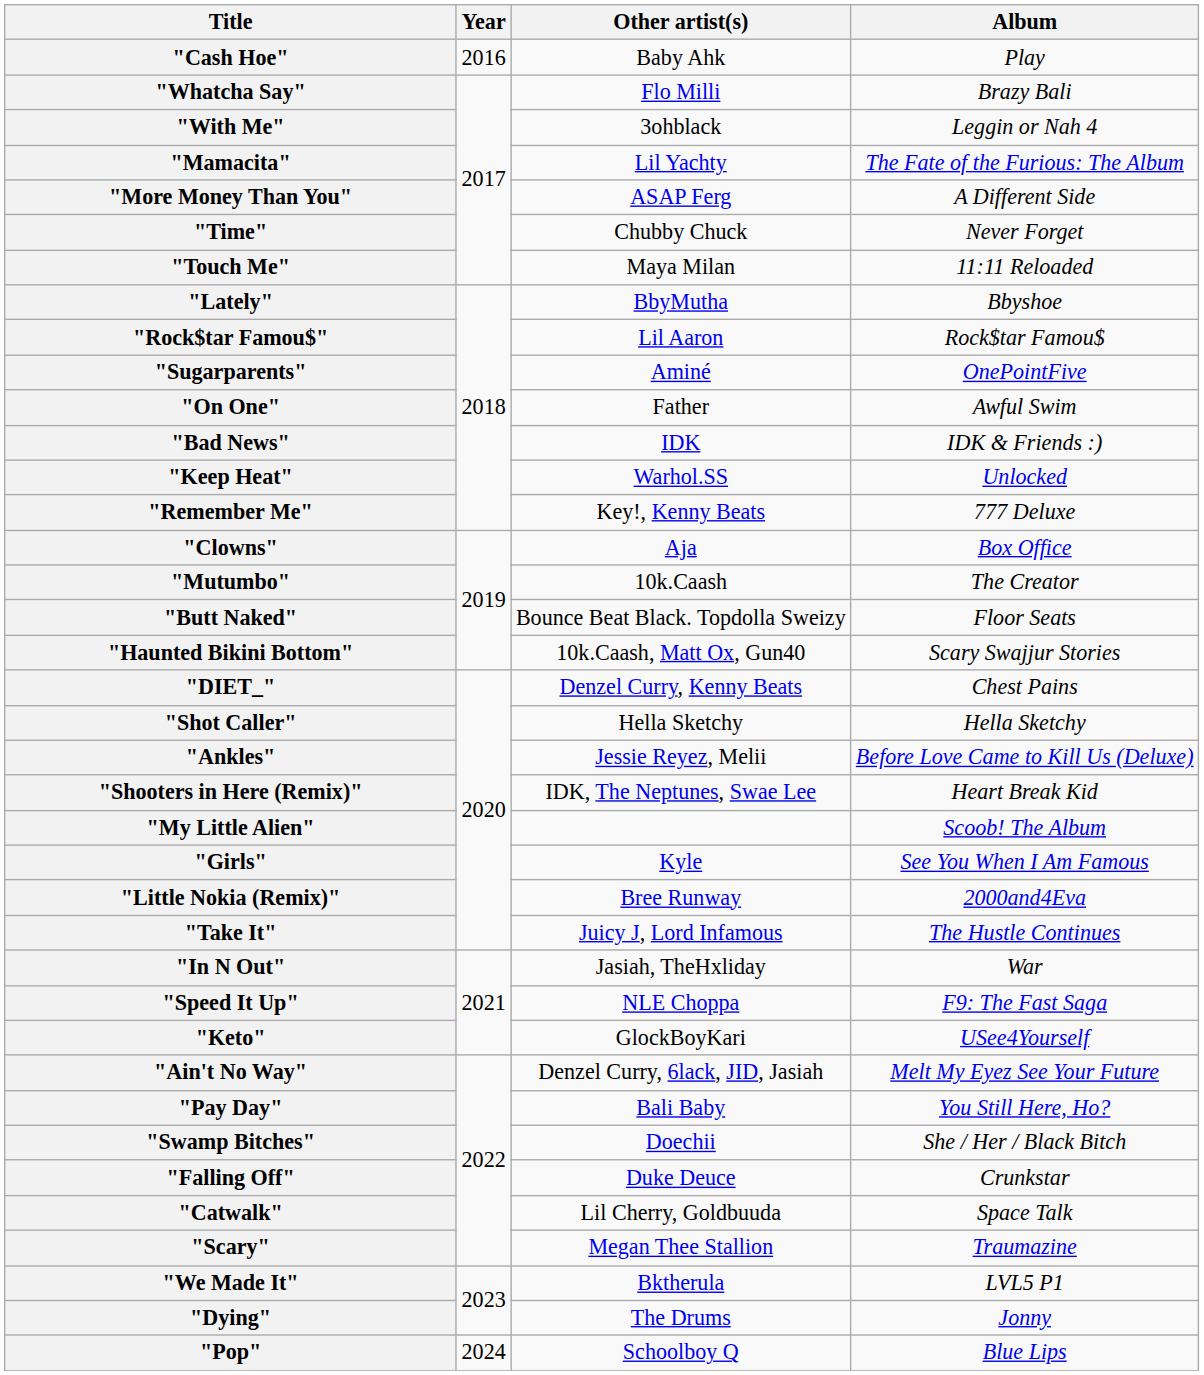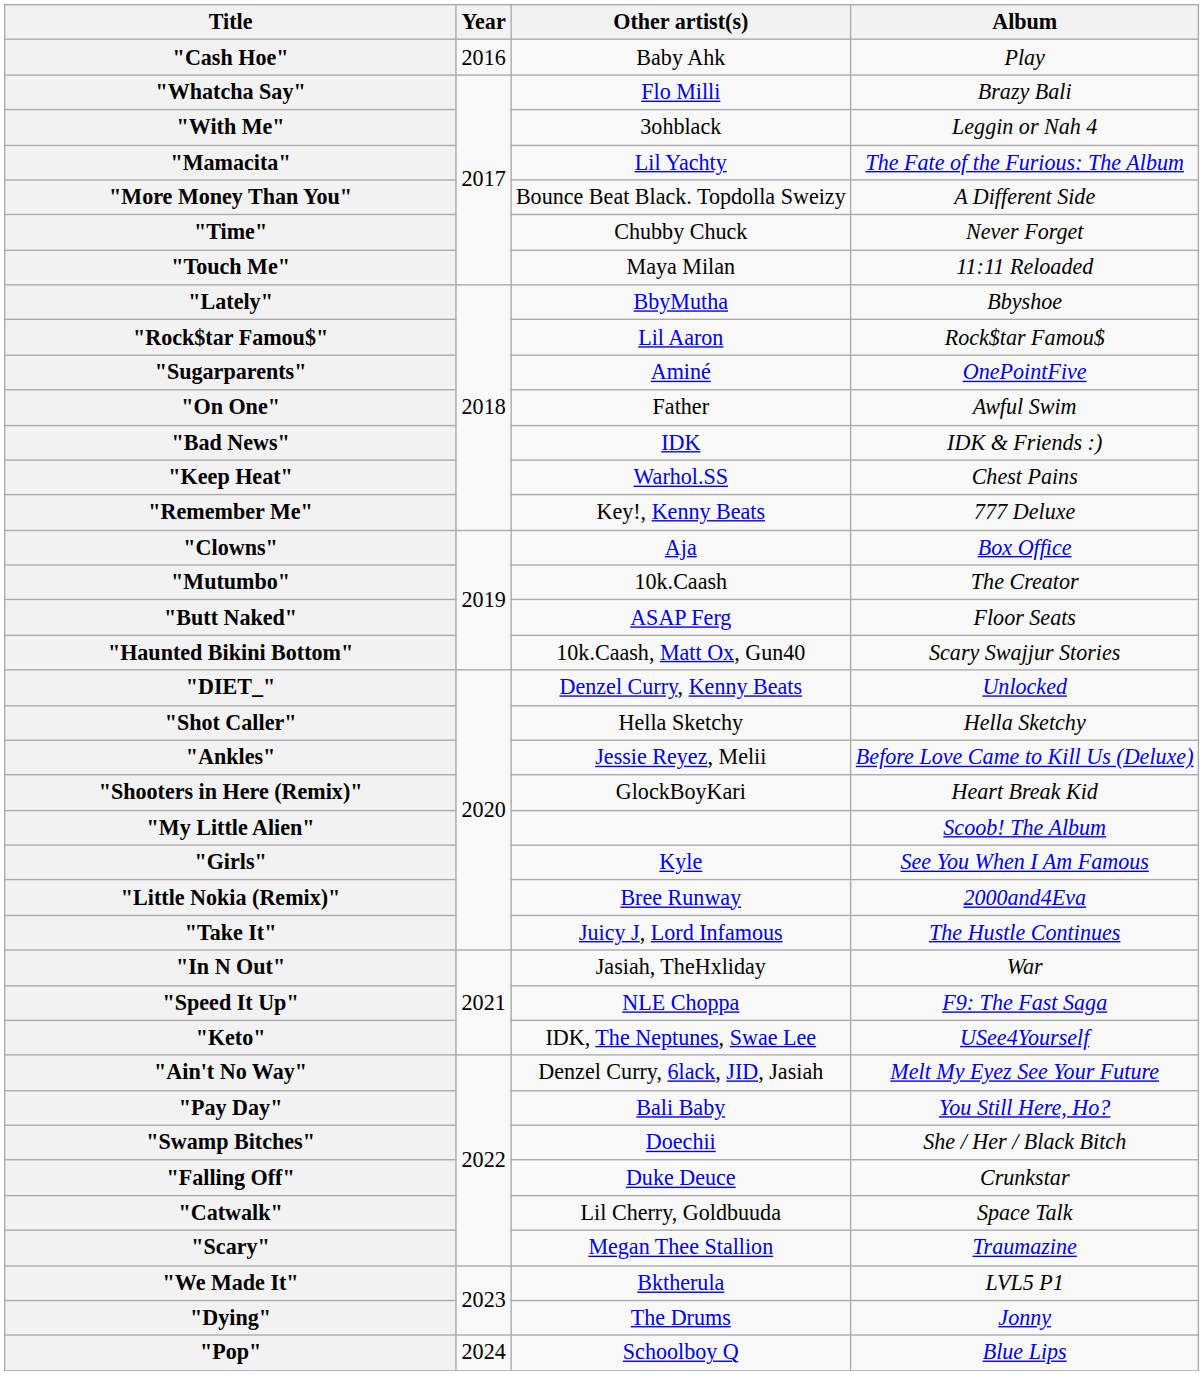(681, 197) ASAP Ferg -> (681, 197) Bounce Beat Black. Topdolla Sweizy
(1025, 477) Unlocked -> (1025, 477) Chest Pains
(681, 617) Bounce Beat Black. Topdolla Sweizy -> (681, 617) ASAP Ferg
(1025, 687) Chest Pains -> (1025, 687) Unlocked
(681, 792) IDK, The Neptunes, Swae Lee -> (681, 792) GlockBoyKari
(681, 1037) GlockBoyKari -> (681, 1037) IDK, The Neptunes, Swae Lee
